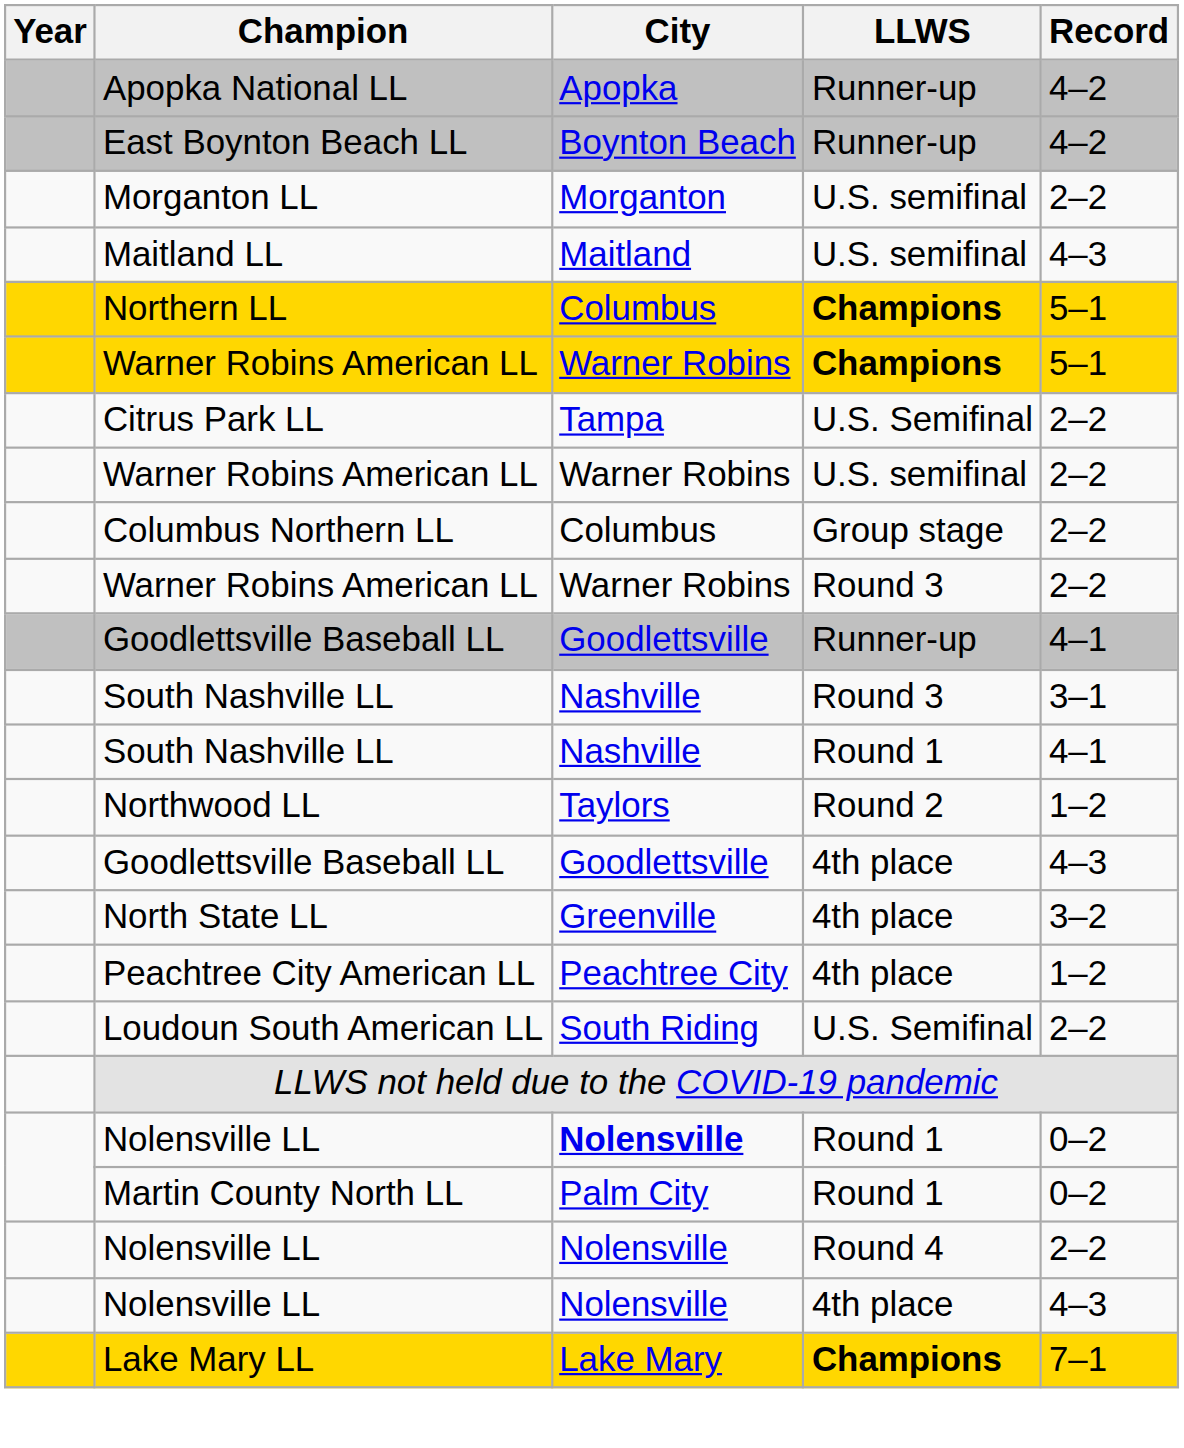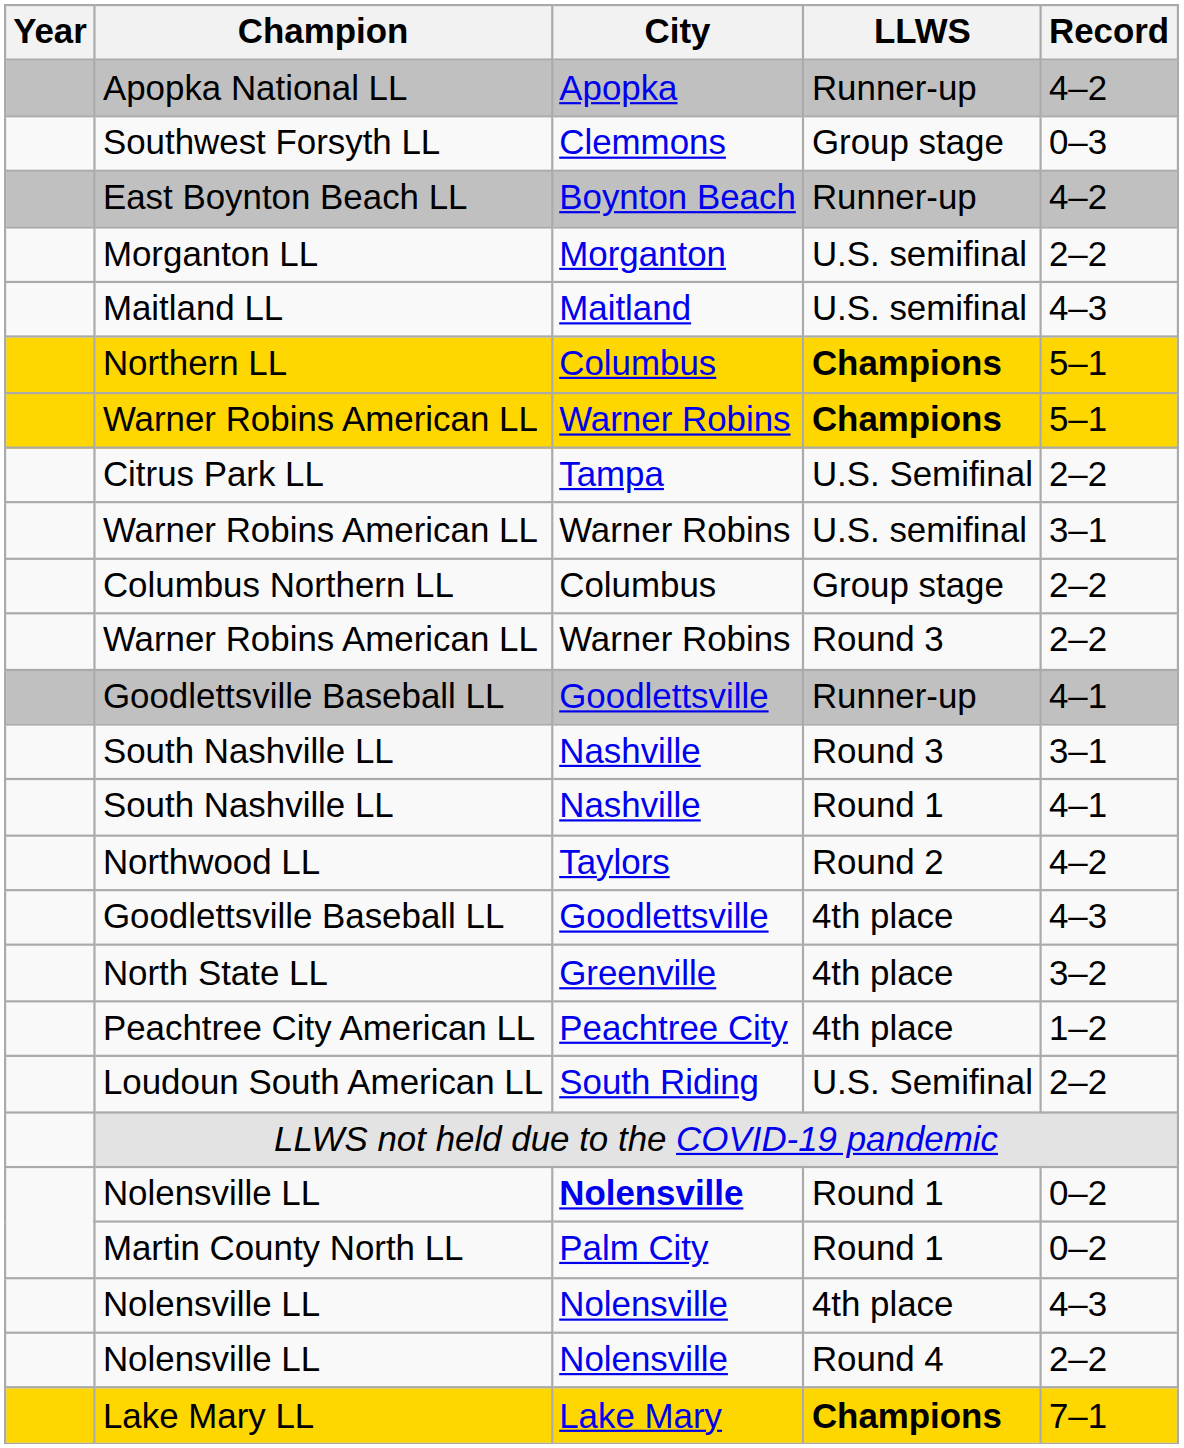+ row: (272, 142)
(1078, 474) 2–2 -> (1078, 530) 3–1
(1078, 806) 1–2 -> (1078, 861) 4–2
rows swapped: (211, 1304) <-> (211, 1249)
